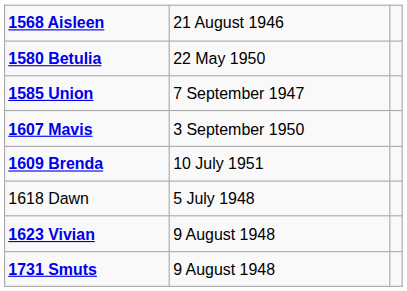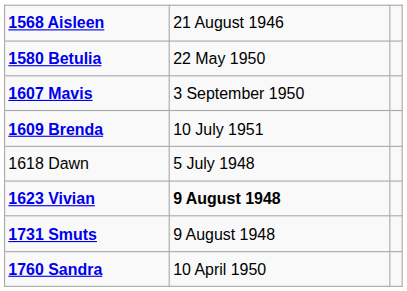- row: (51, 93)
(224, 234) normal -> (227, 199) bold
+ row: (55, 269)
